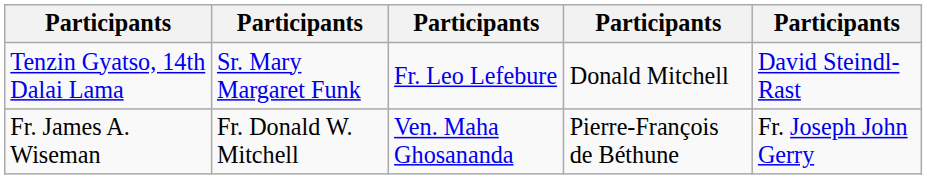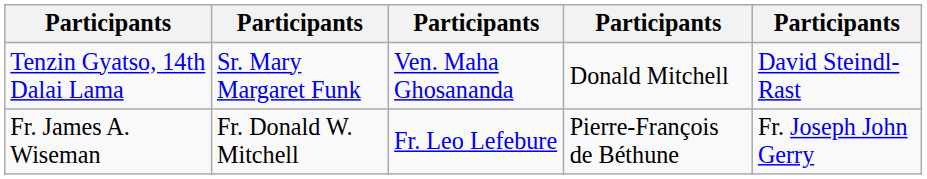(476, 75) Fr. Leo Lefebure -> (454, 75) Ven. Maha Ghosananda
(454, 141) Ven. Maha Ghosananda -> (476, 141) Fr. Leo Lefebure
